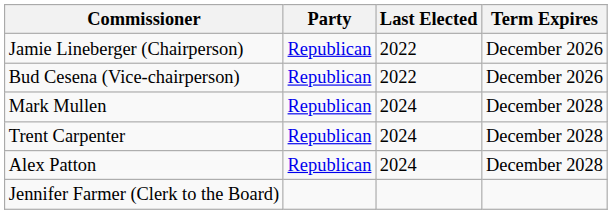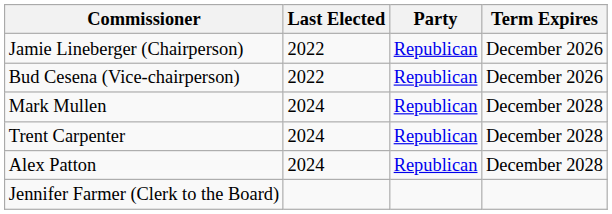columns swapped: (329, 19) <-> (429, 19)
